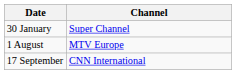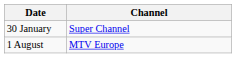- row: (35, 61)
